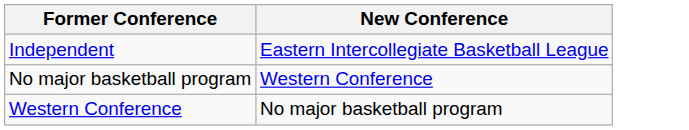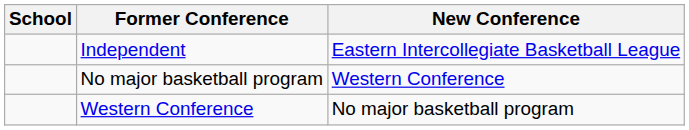+ column: (40, 19)
